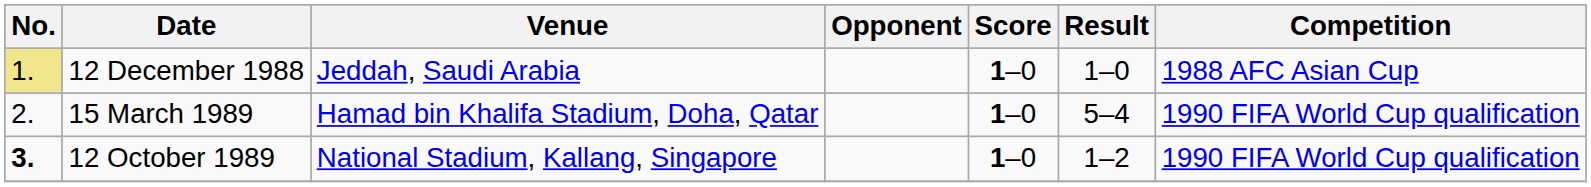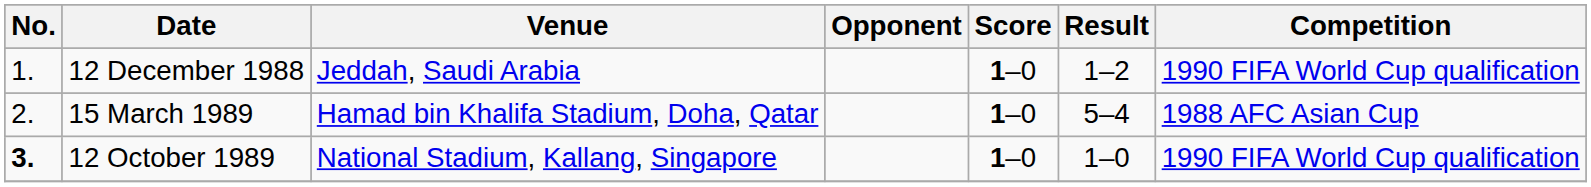(23, 70) khaki background -> (23, 70) no background
(1107, 70) 1–0 -> (1107, 70) 1–2
(1290, 70) 1988 AFC Asian Cup -> (1371, 70) 1990 FIFA World Cup qualification
(1371, 114) 1990 FIFA World Cup qualification -> (1290, 114) 1988 AFC Asian Cup
(1107, 158) 1–2 -> (1107, 158) 1–0
